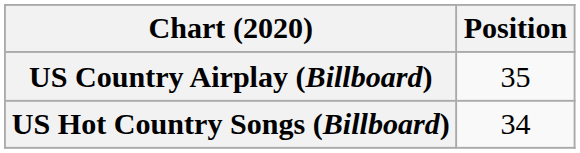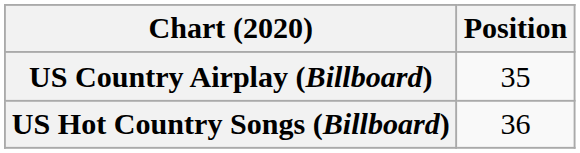(515, 123) 34 -> (515, 123) 36
